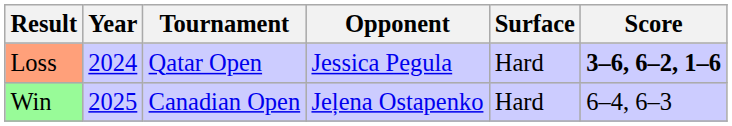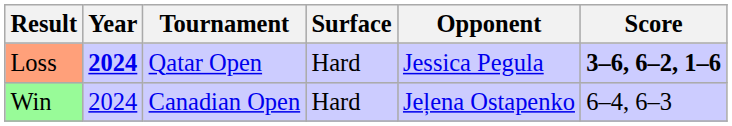columns swapped: (535, 23) <-> (397, 23)
(113, 62) normal -> (113, 62) bold
(113, 101) 2025 -> (113, 101) 2024
